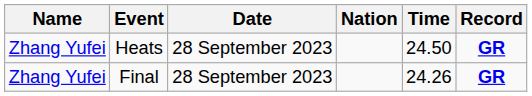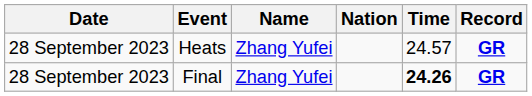columns swapped: (252, 18) <-> (57, 18)
(429, 47) 24.50 -> (429, 47) 24.57
(429, 76) normal -> (429, 76) bold
